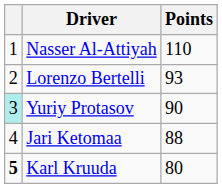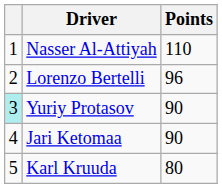(174, 79) 93 -> (174, 79) 96
(174, 138) 88 -> (174, 138) 90
(13, 168) bold -> (13, 168) normal
